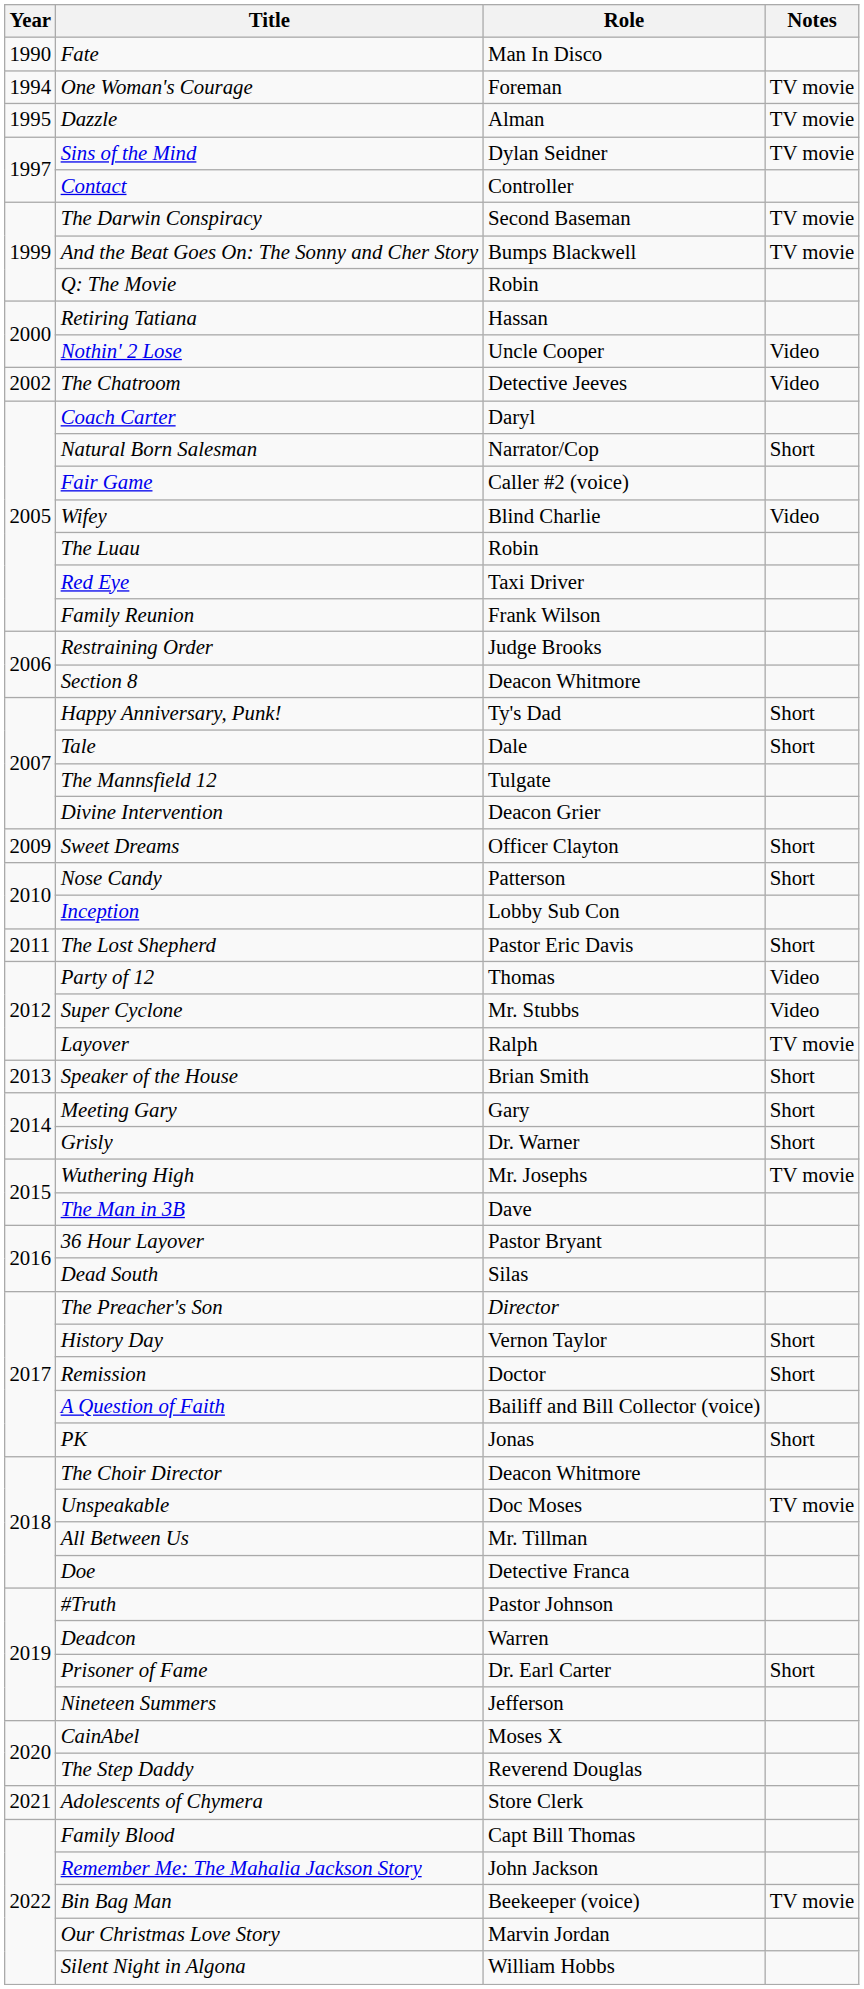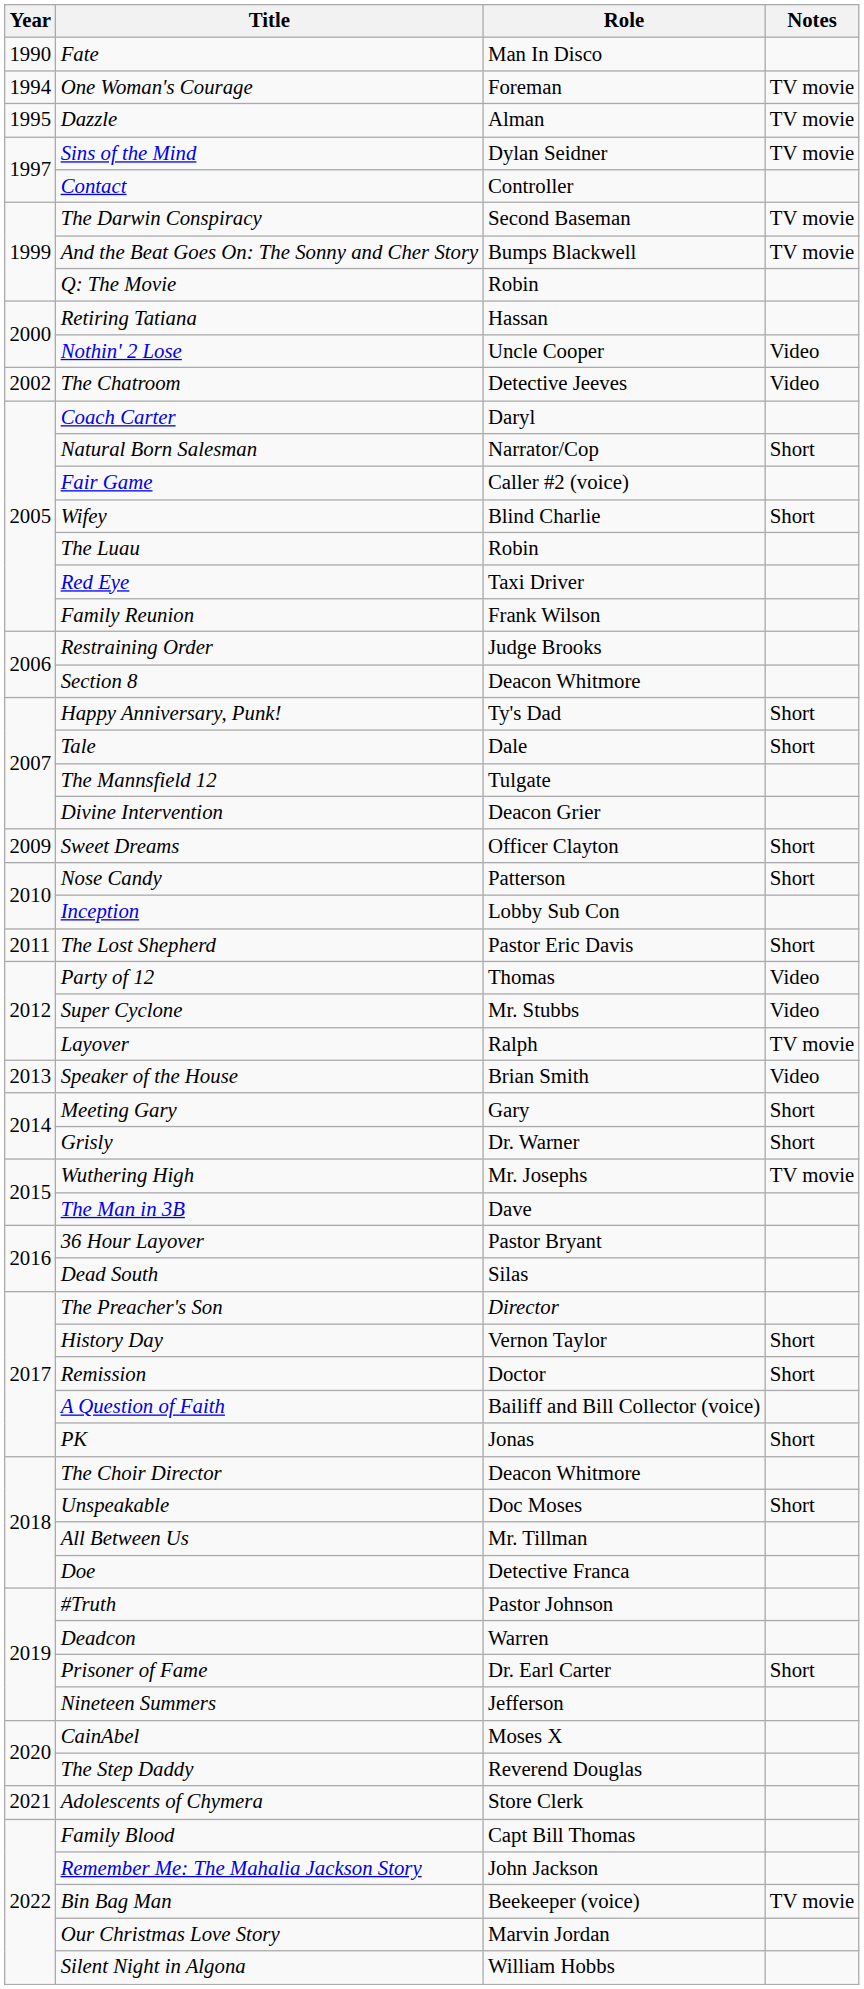(795, 515) Video -> (792, 515) Short
(792, 1076) Short -> (795, 1076) Video
(812, 1505) TV movie -> (792, 1505) Short
